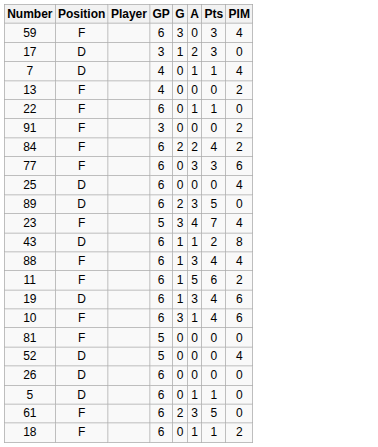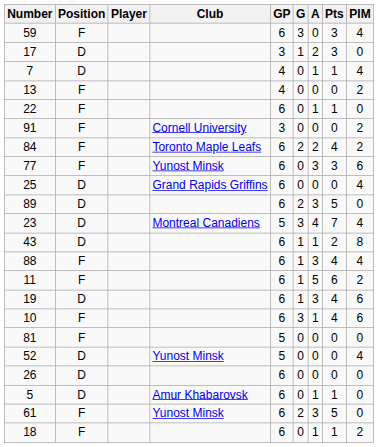+ column: (210, 14)
(82, 223) F -> (82, 223) D
